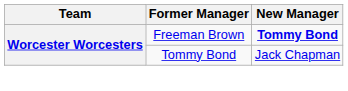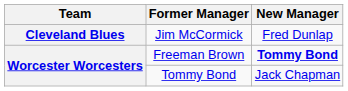+ row: (199, 34)
